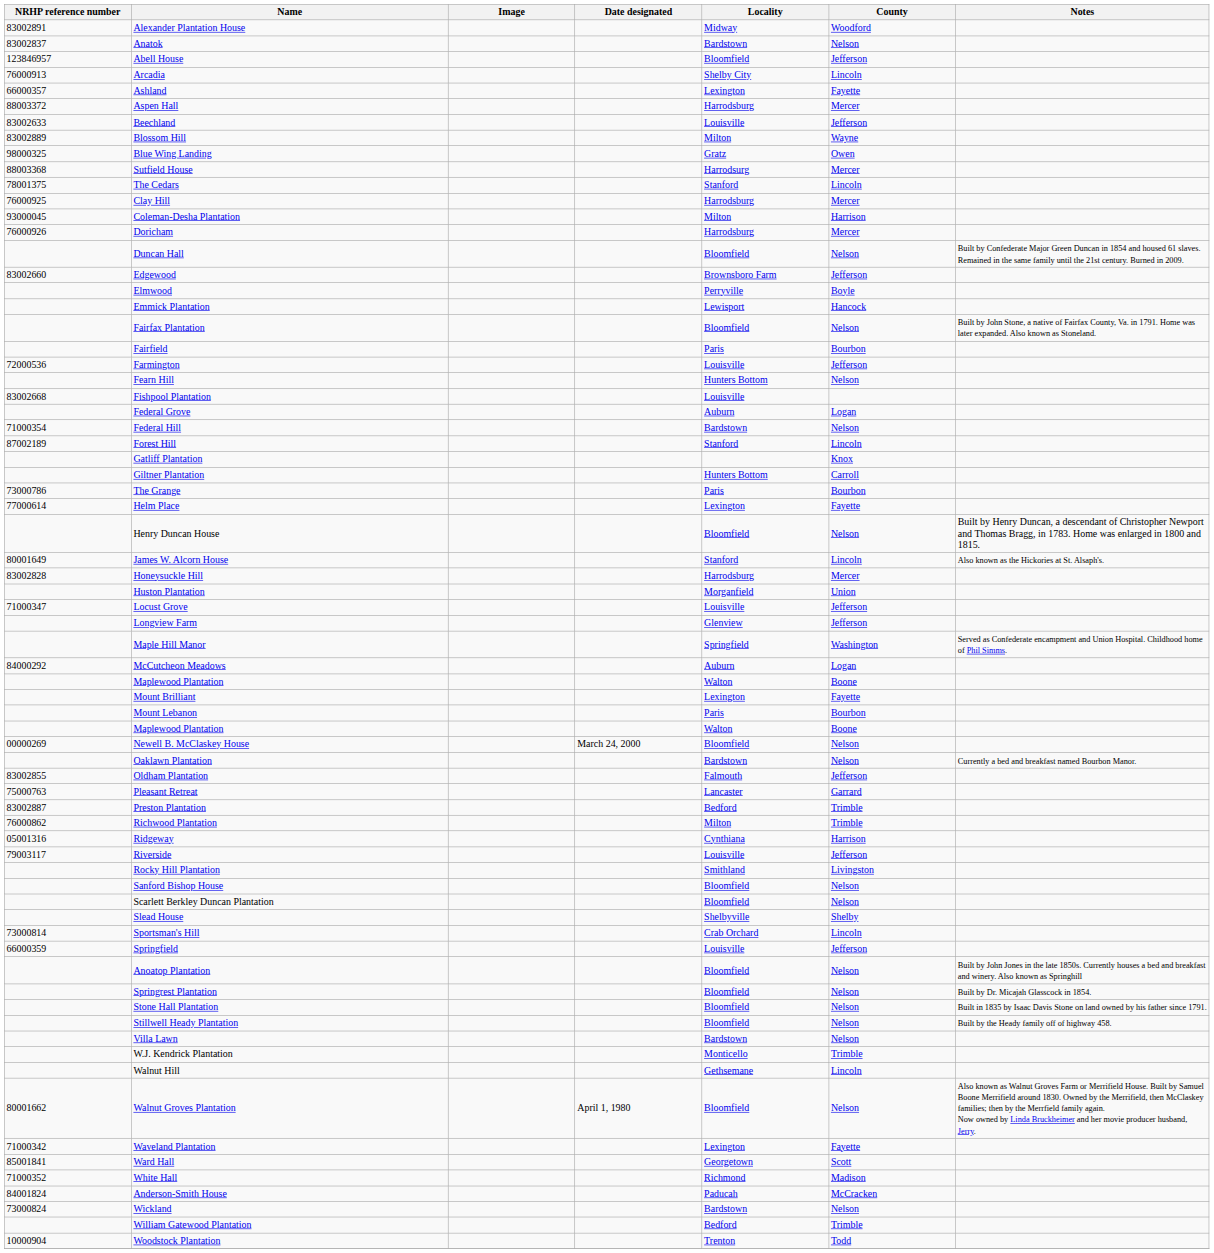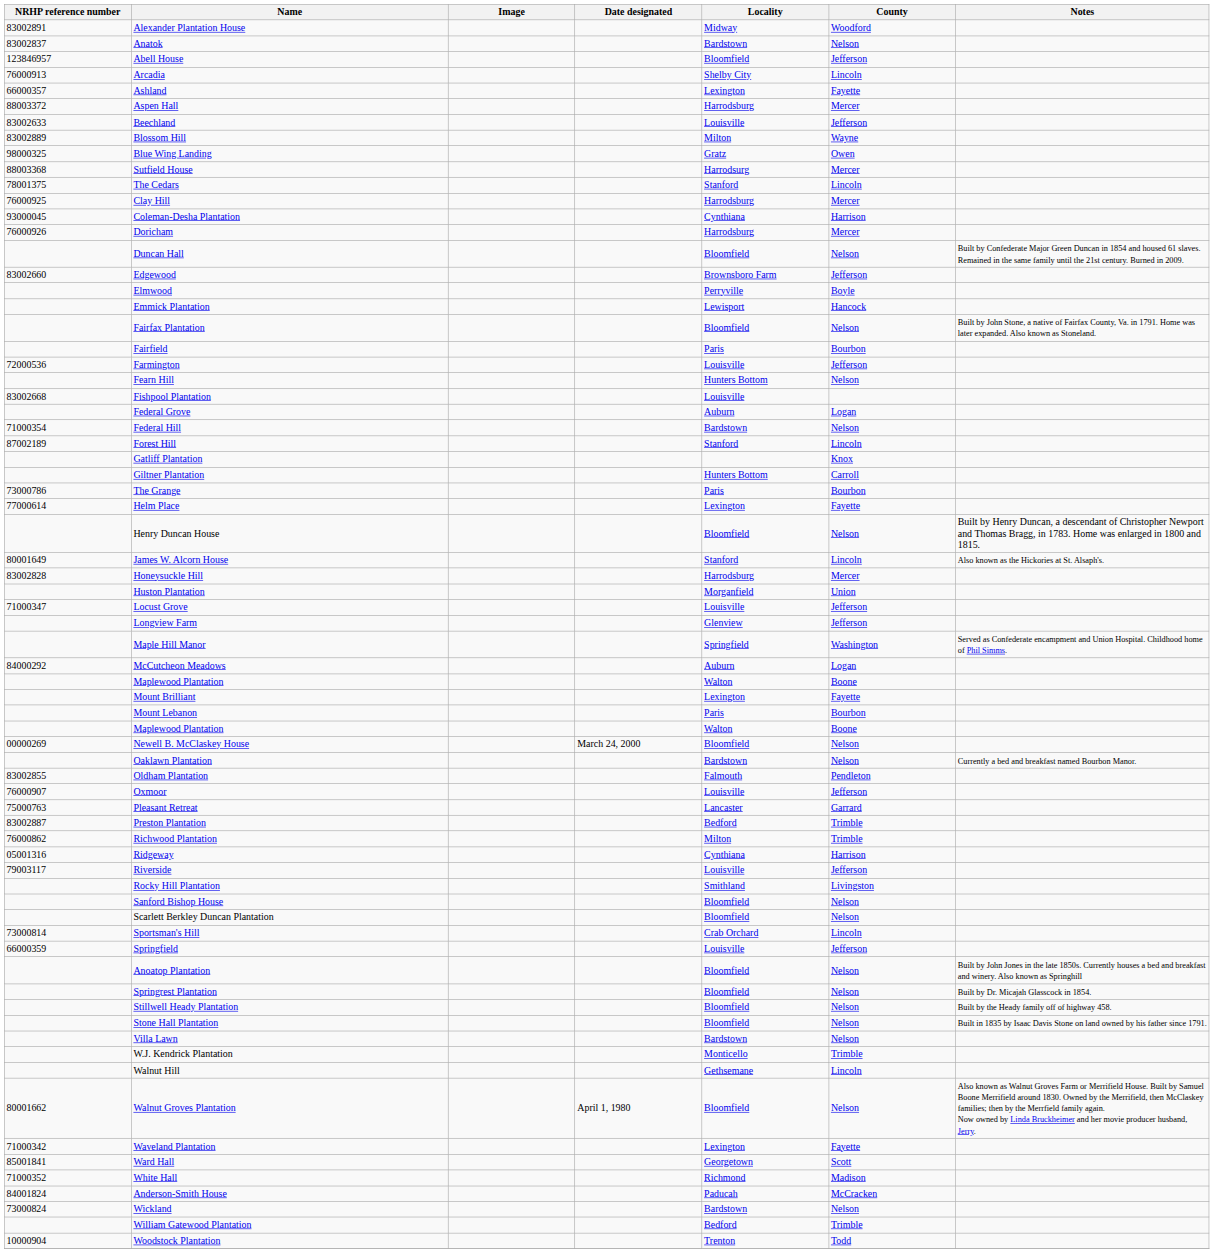(718, 216) Milton -> (725, 216) Cynthiana
(849, 776) Jefferson -> (851, 776) Pendleton
+ row: (26, 791)
- row: (68, 918)
rows swapped: (68, 1023) <-> (68, 1007)
